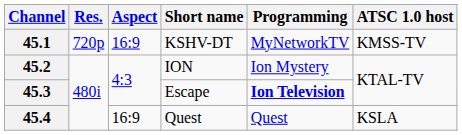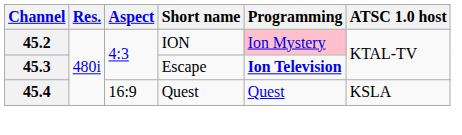- row: (37, 42)
(290, 67) no background -> (287, 42) pink background
